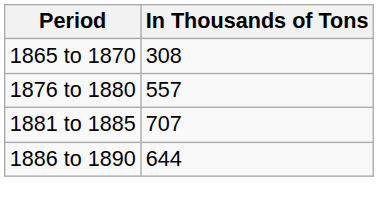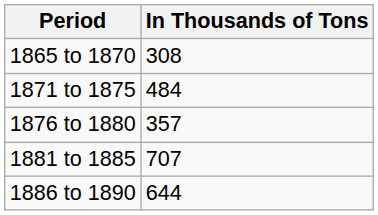+ row: (73, 90)
(164, 90) 557 -> (164, 124) 357
